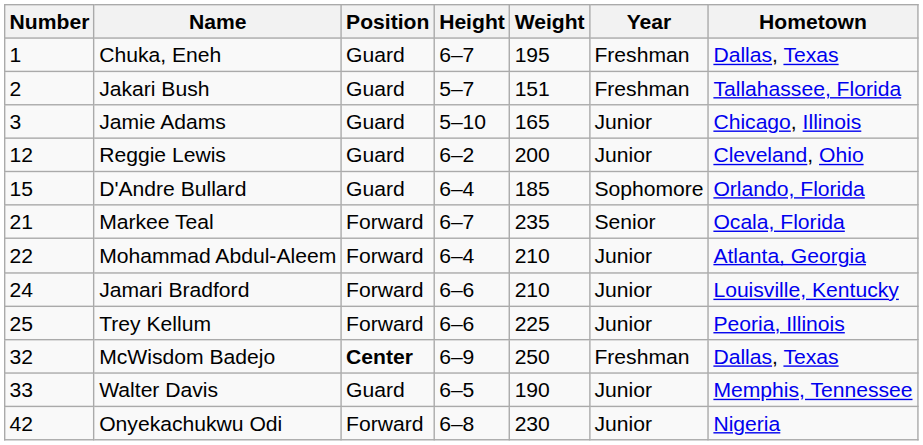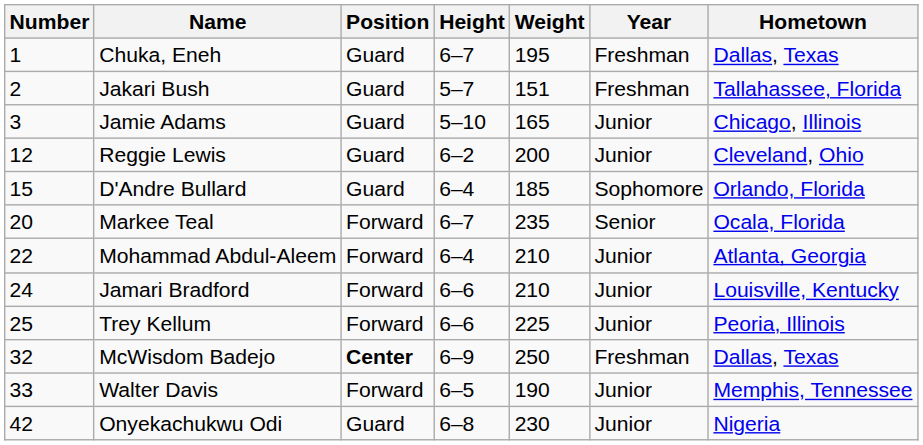(21, 222) 21 -> (21, 222) 20
(375, 390) Guard -> (385, 390) Forward
(385, 423) Forward -> (375, 423) Guard
